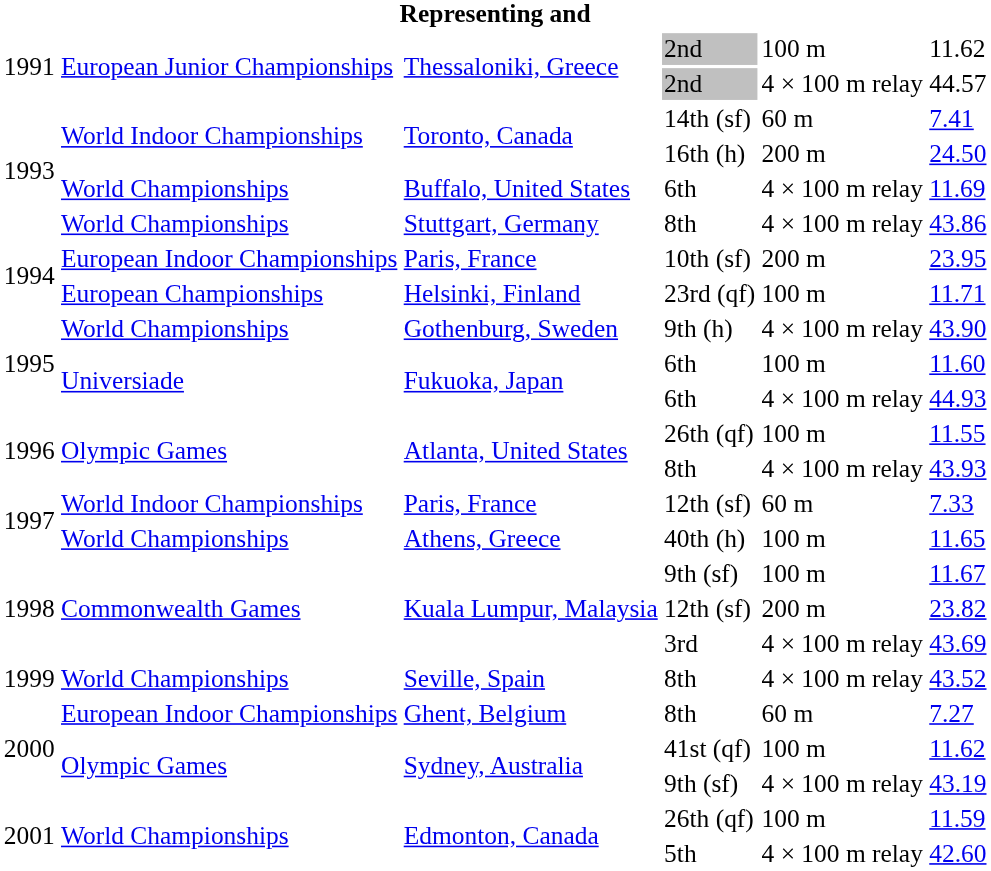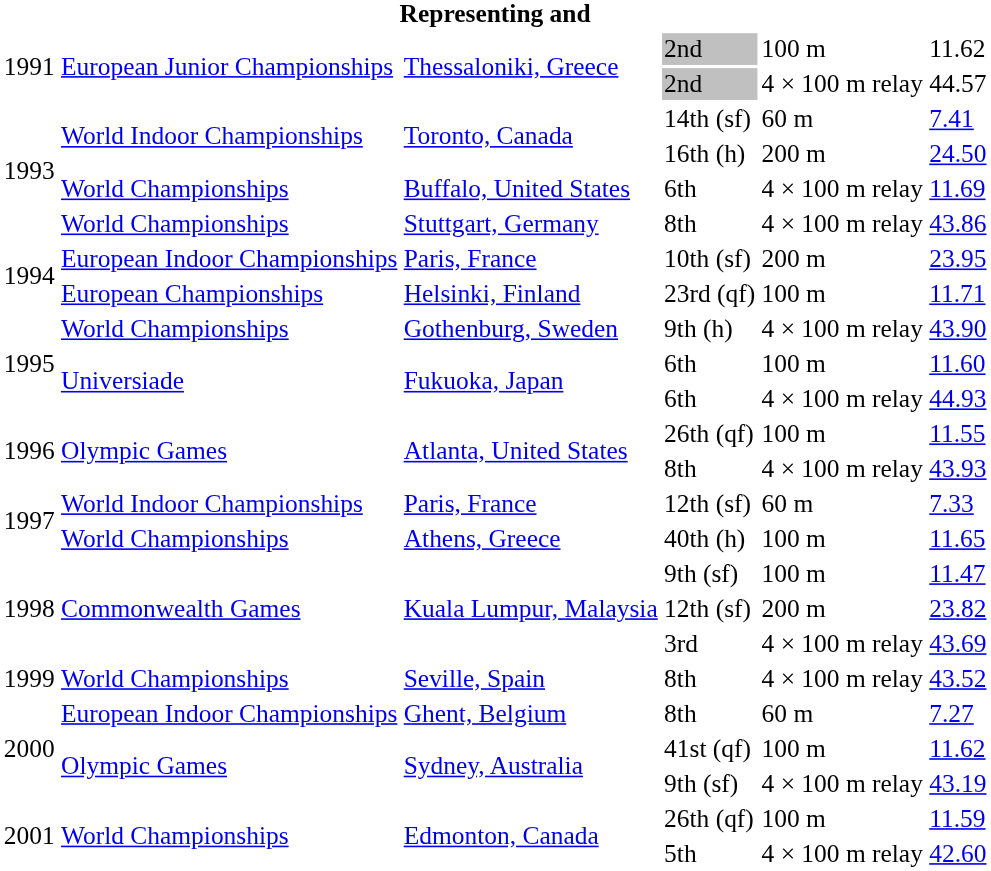(957, 573) 11.67 -> (957, 573) 11.47
